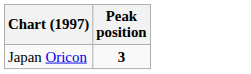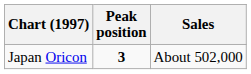+ column: (198, 24)
